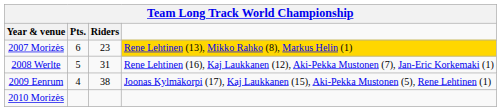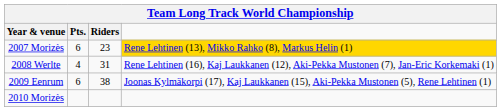(78, 65) 5 -> (78, 65) 4
(78, 81) 4 -> (78, 81) 6
